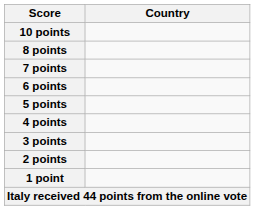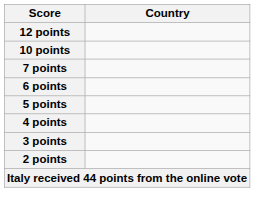+ row: (45, 31)
- row: (45, 50)
- row: (45, 178)
